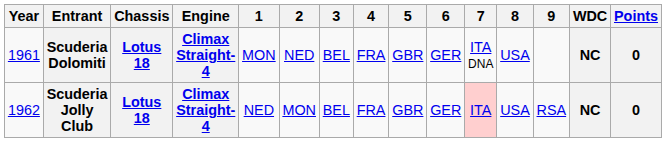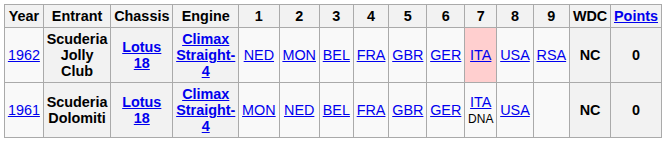rows swapped: (77, 55) <-> (77, 110)
